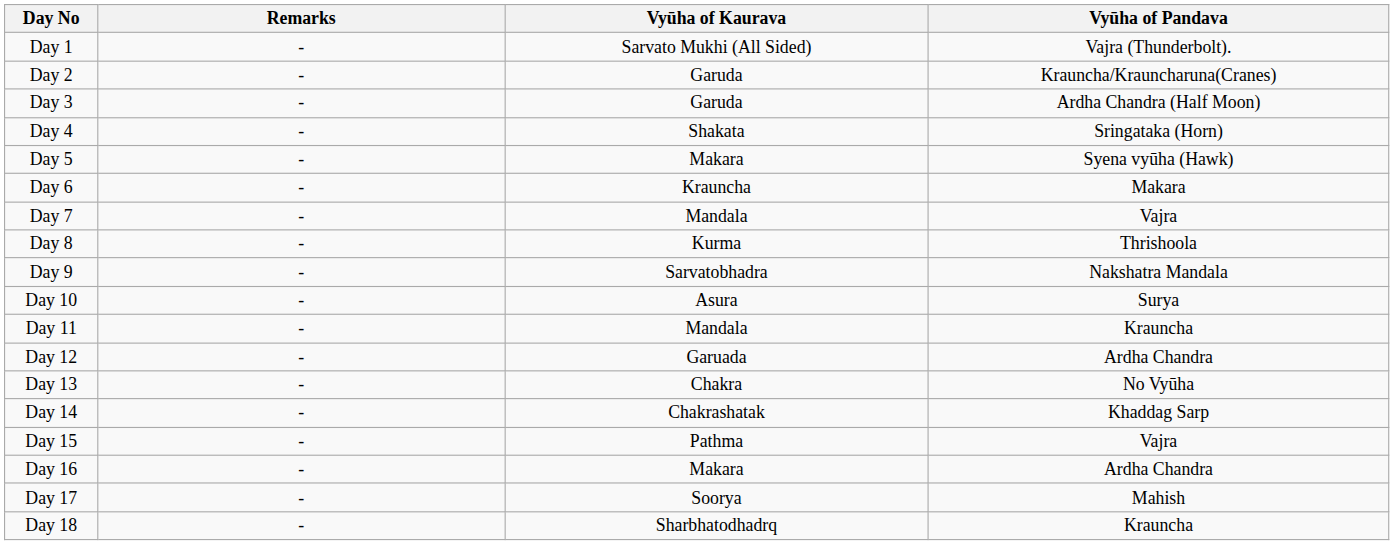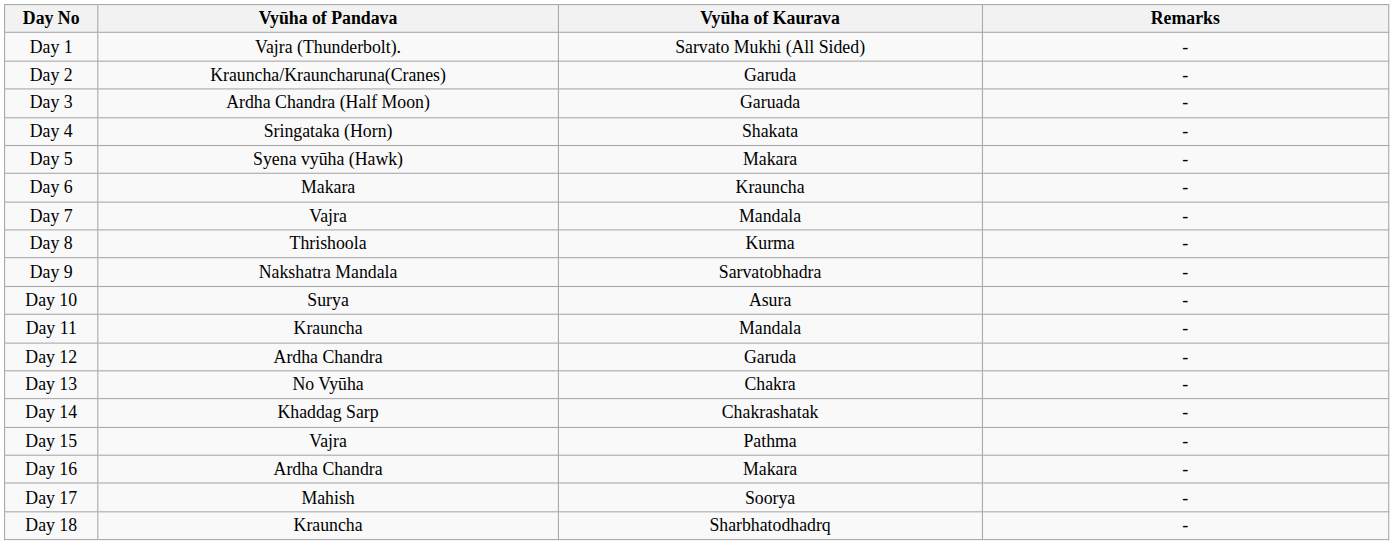columns swapped: (1159, 18) <-> (301, 18)
(716, 103) Garuda -> (770, 103) Garuada
(716, 356) Garuada -> (770, 356) Garuda
